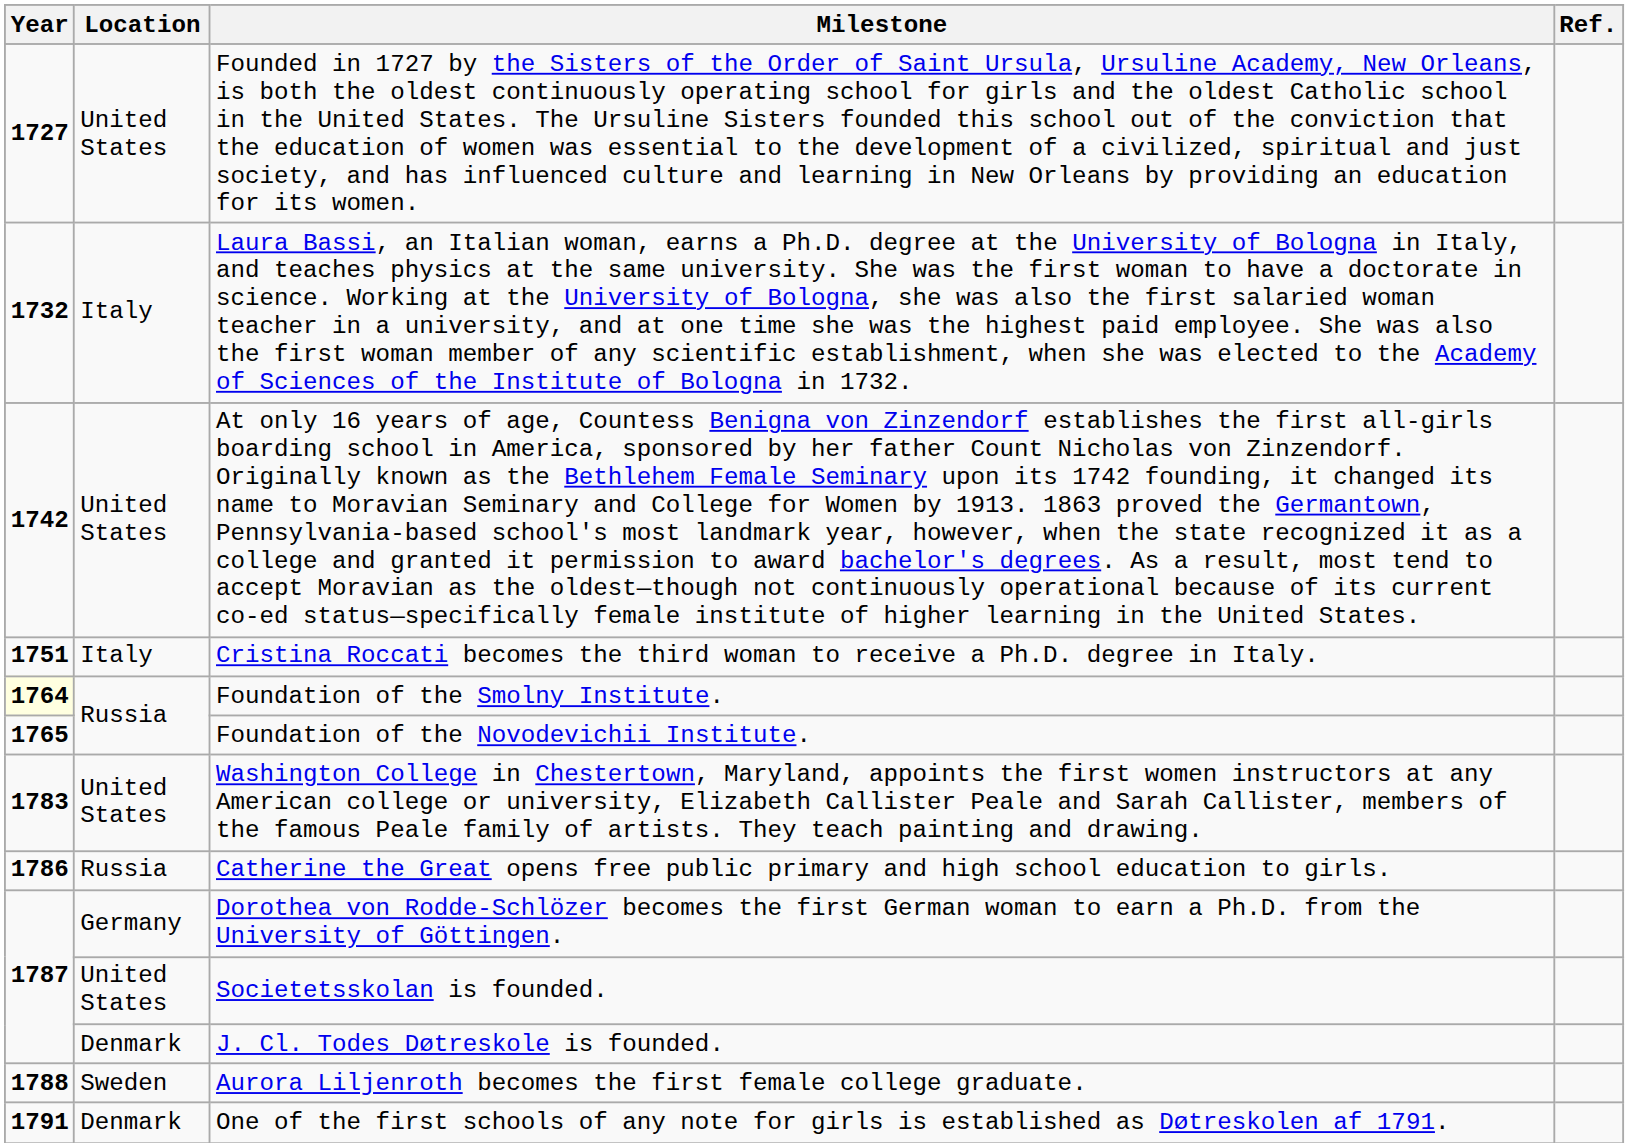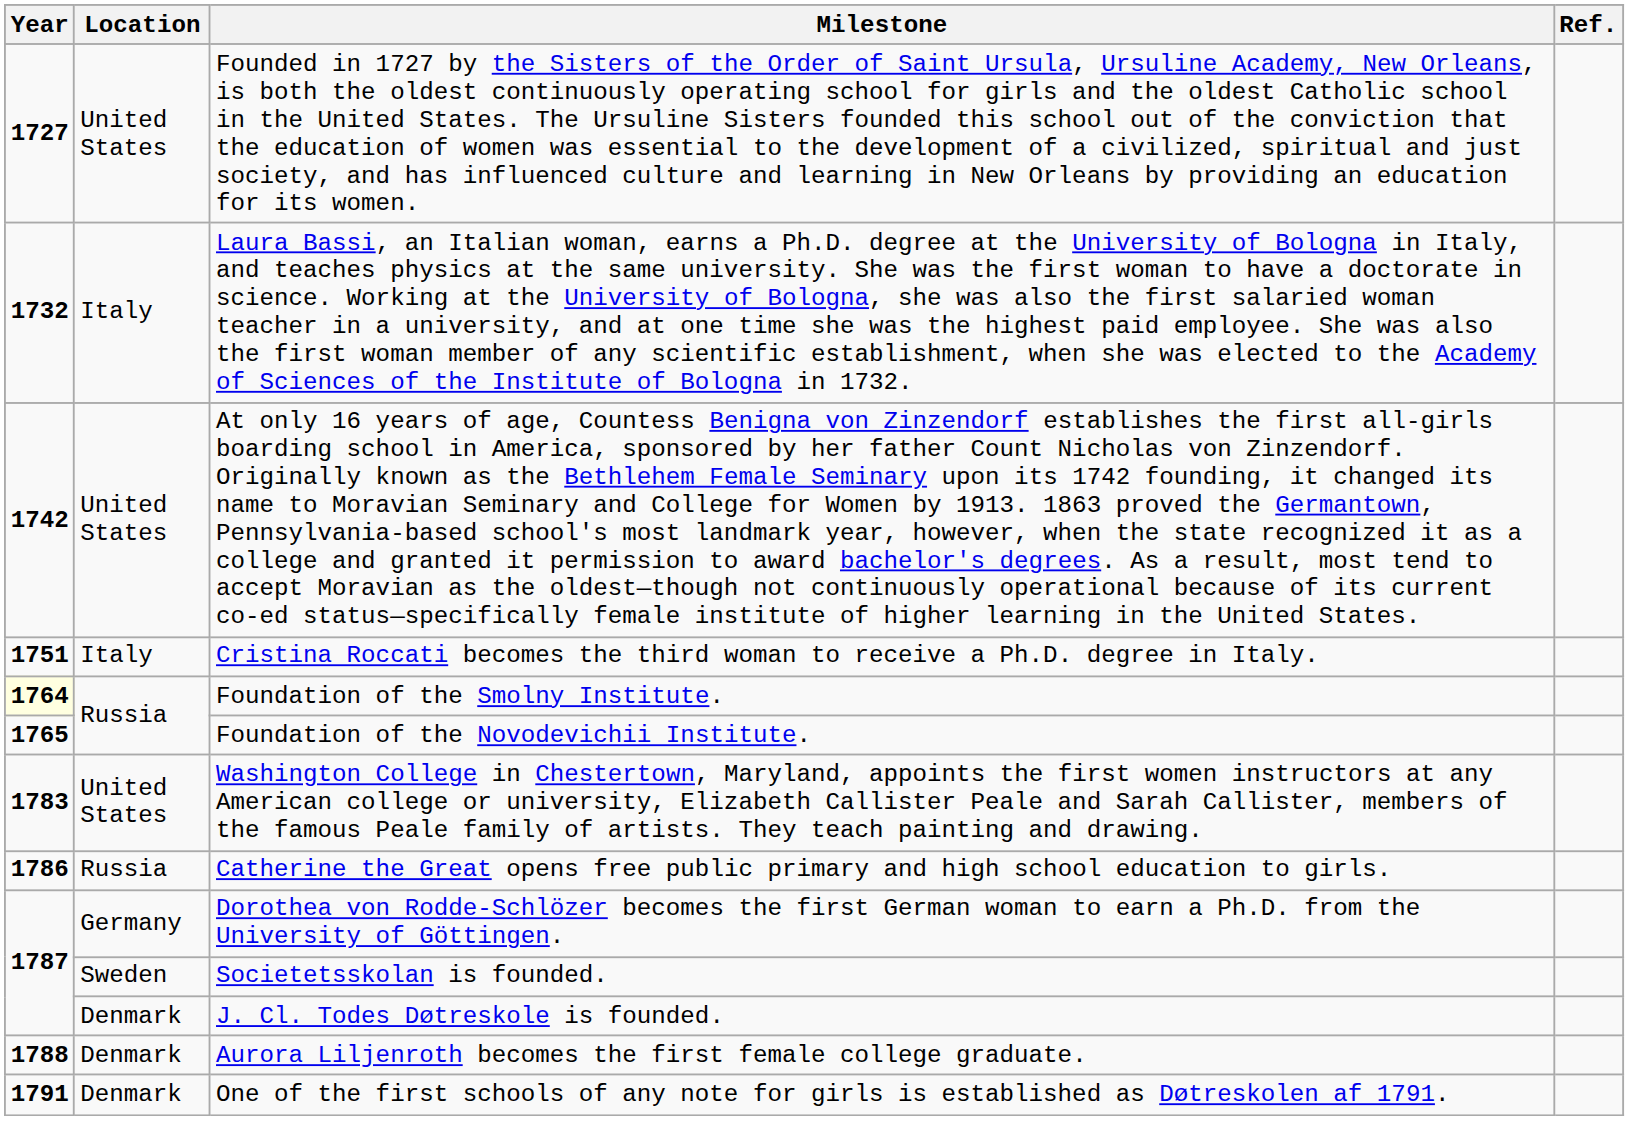(124, 991) United States -> (124, 977) Sweden
(124, 1083) Sweden -> (131, 1056) Denmark
